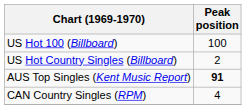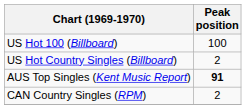(217, 95) 4 -> (217, 95) 2
